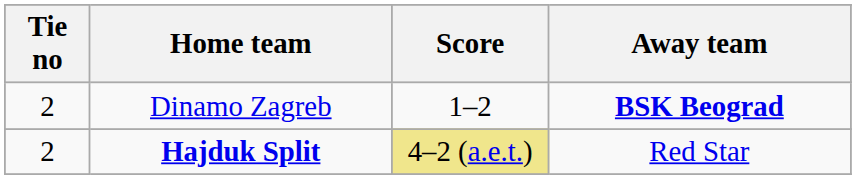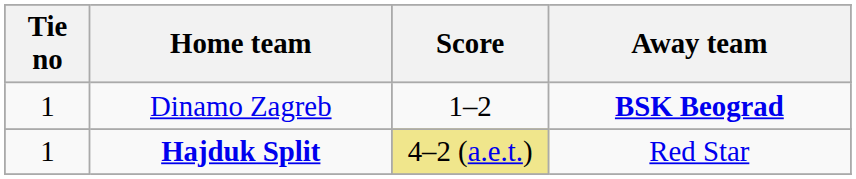(48, 105) 2 -> (48, 105) 1
(48, 151) 2 -> (48, 151) 1
